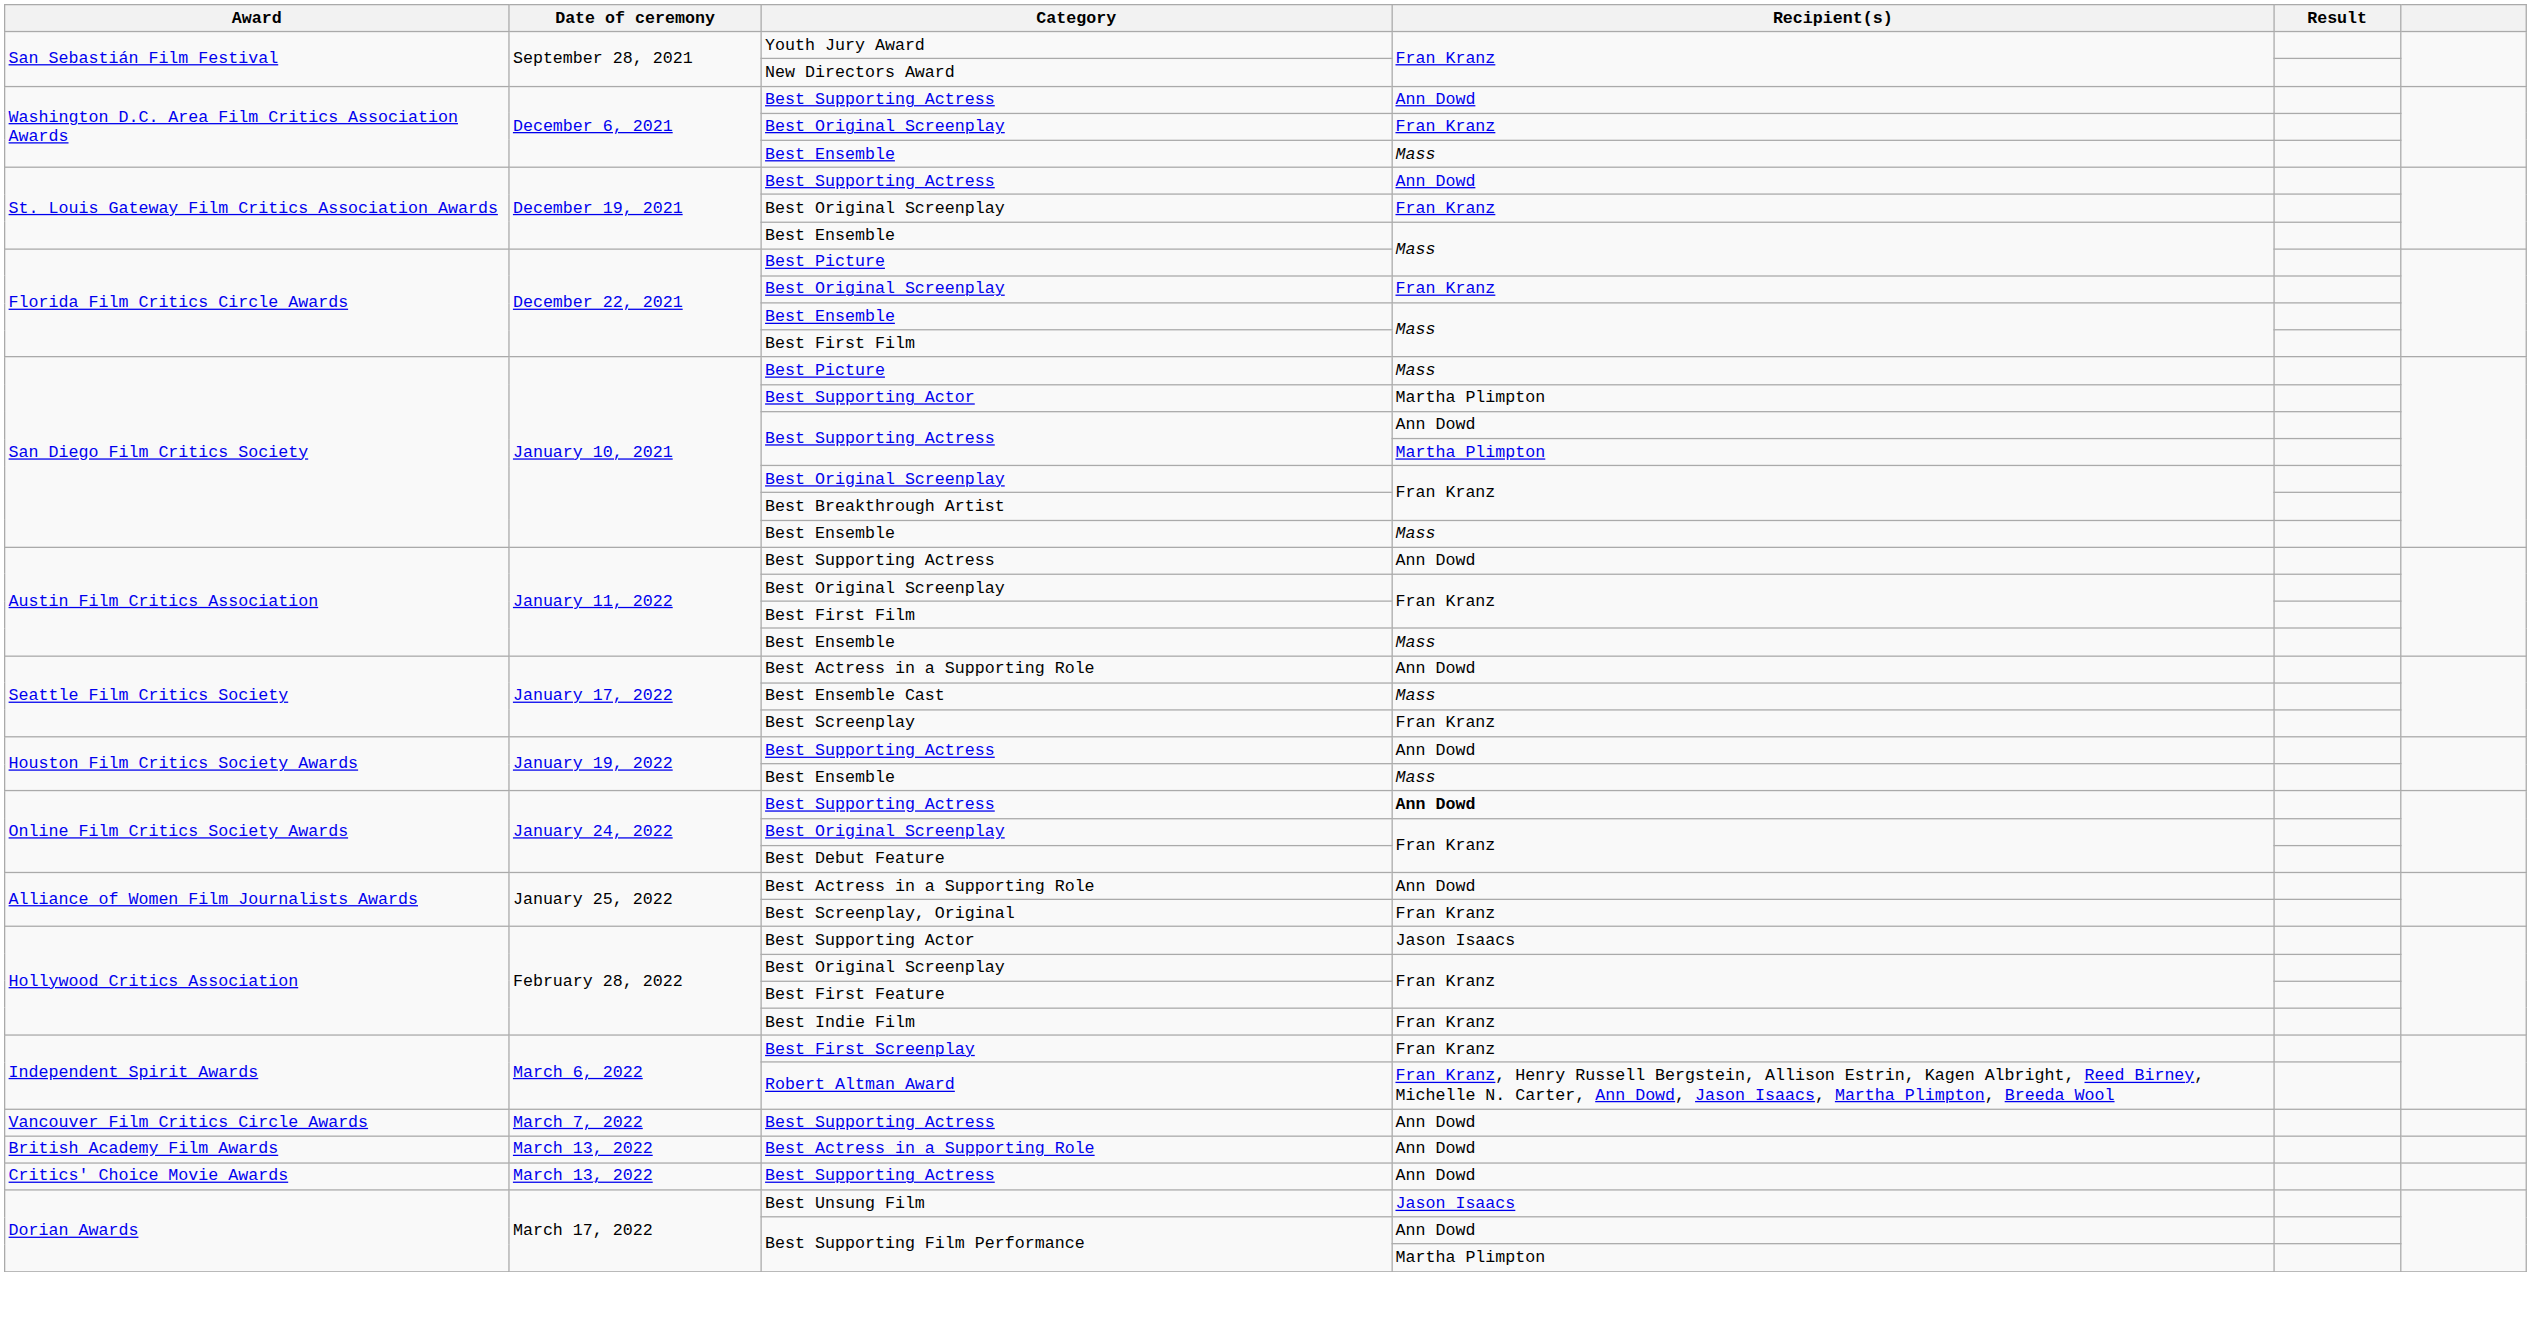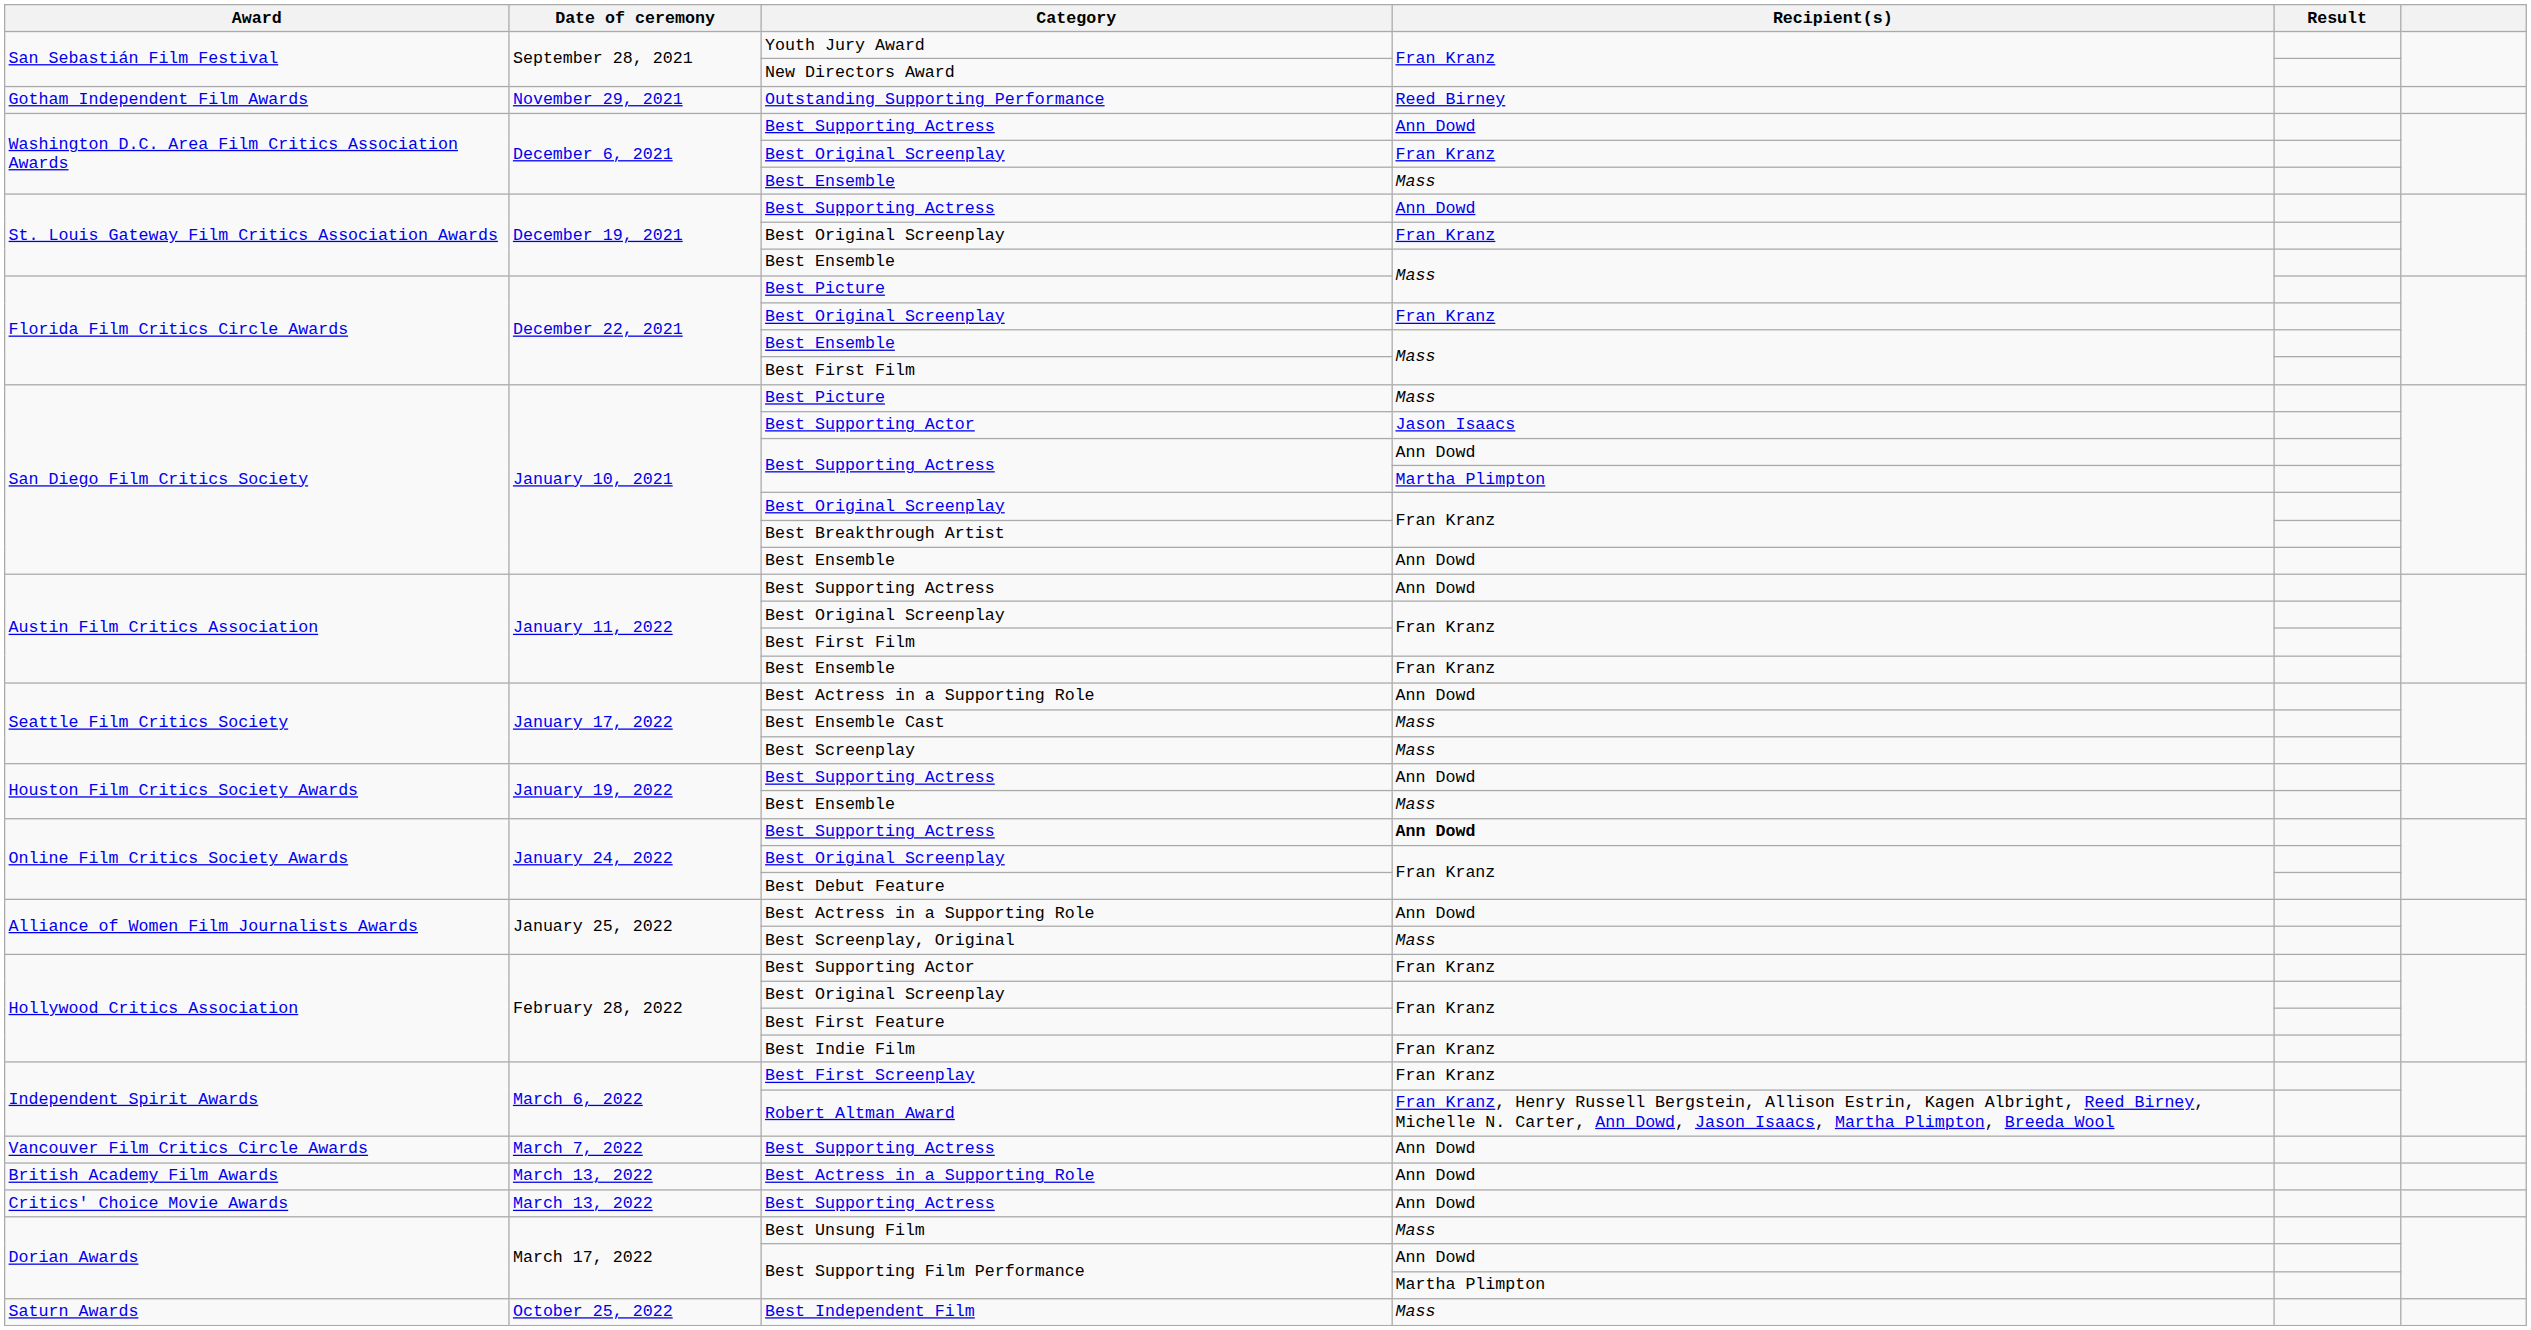+ row: (158, 100)
(1470, 398) Martha Plimpton -> (1455, 425) Jason Isaacs
(1415, 533) Mass -> (1435, 561) Ann Dowd
(1415, 642) Mass -> (1445, 669) Fran Kranz
(1445, 723) Fran Kranz -> (1415, 750) Mass
(1445, 913) Fran Kranz -> (1415, 940) Mass
(1455, 940) Jason Isaacs -> (1445, 967) Fran Kranz
(1455, 1204) Jason Isaacs -> (1415, 1231) Mass
+ row: (74, 1312)
